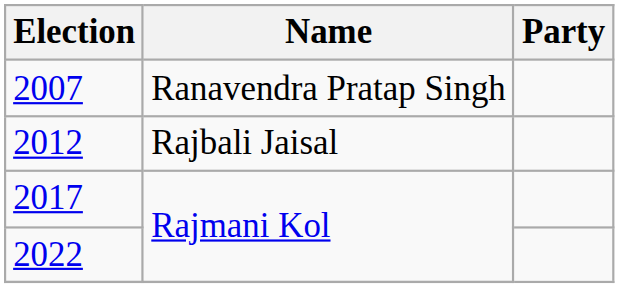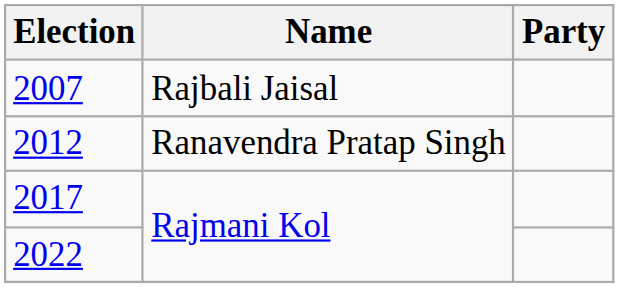(329, 87) Ranavendra Pratap Singh -> (245, 87) Rajbali Jaisal
(245, 142) Rajbali Jaisal -> (329, 142) Ranavendra Pratap Singh
